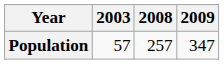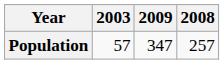columns swapped: (156, 18) <-> (198, 18)
